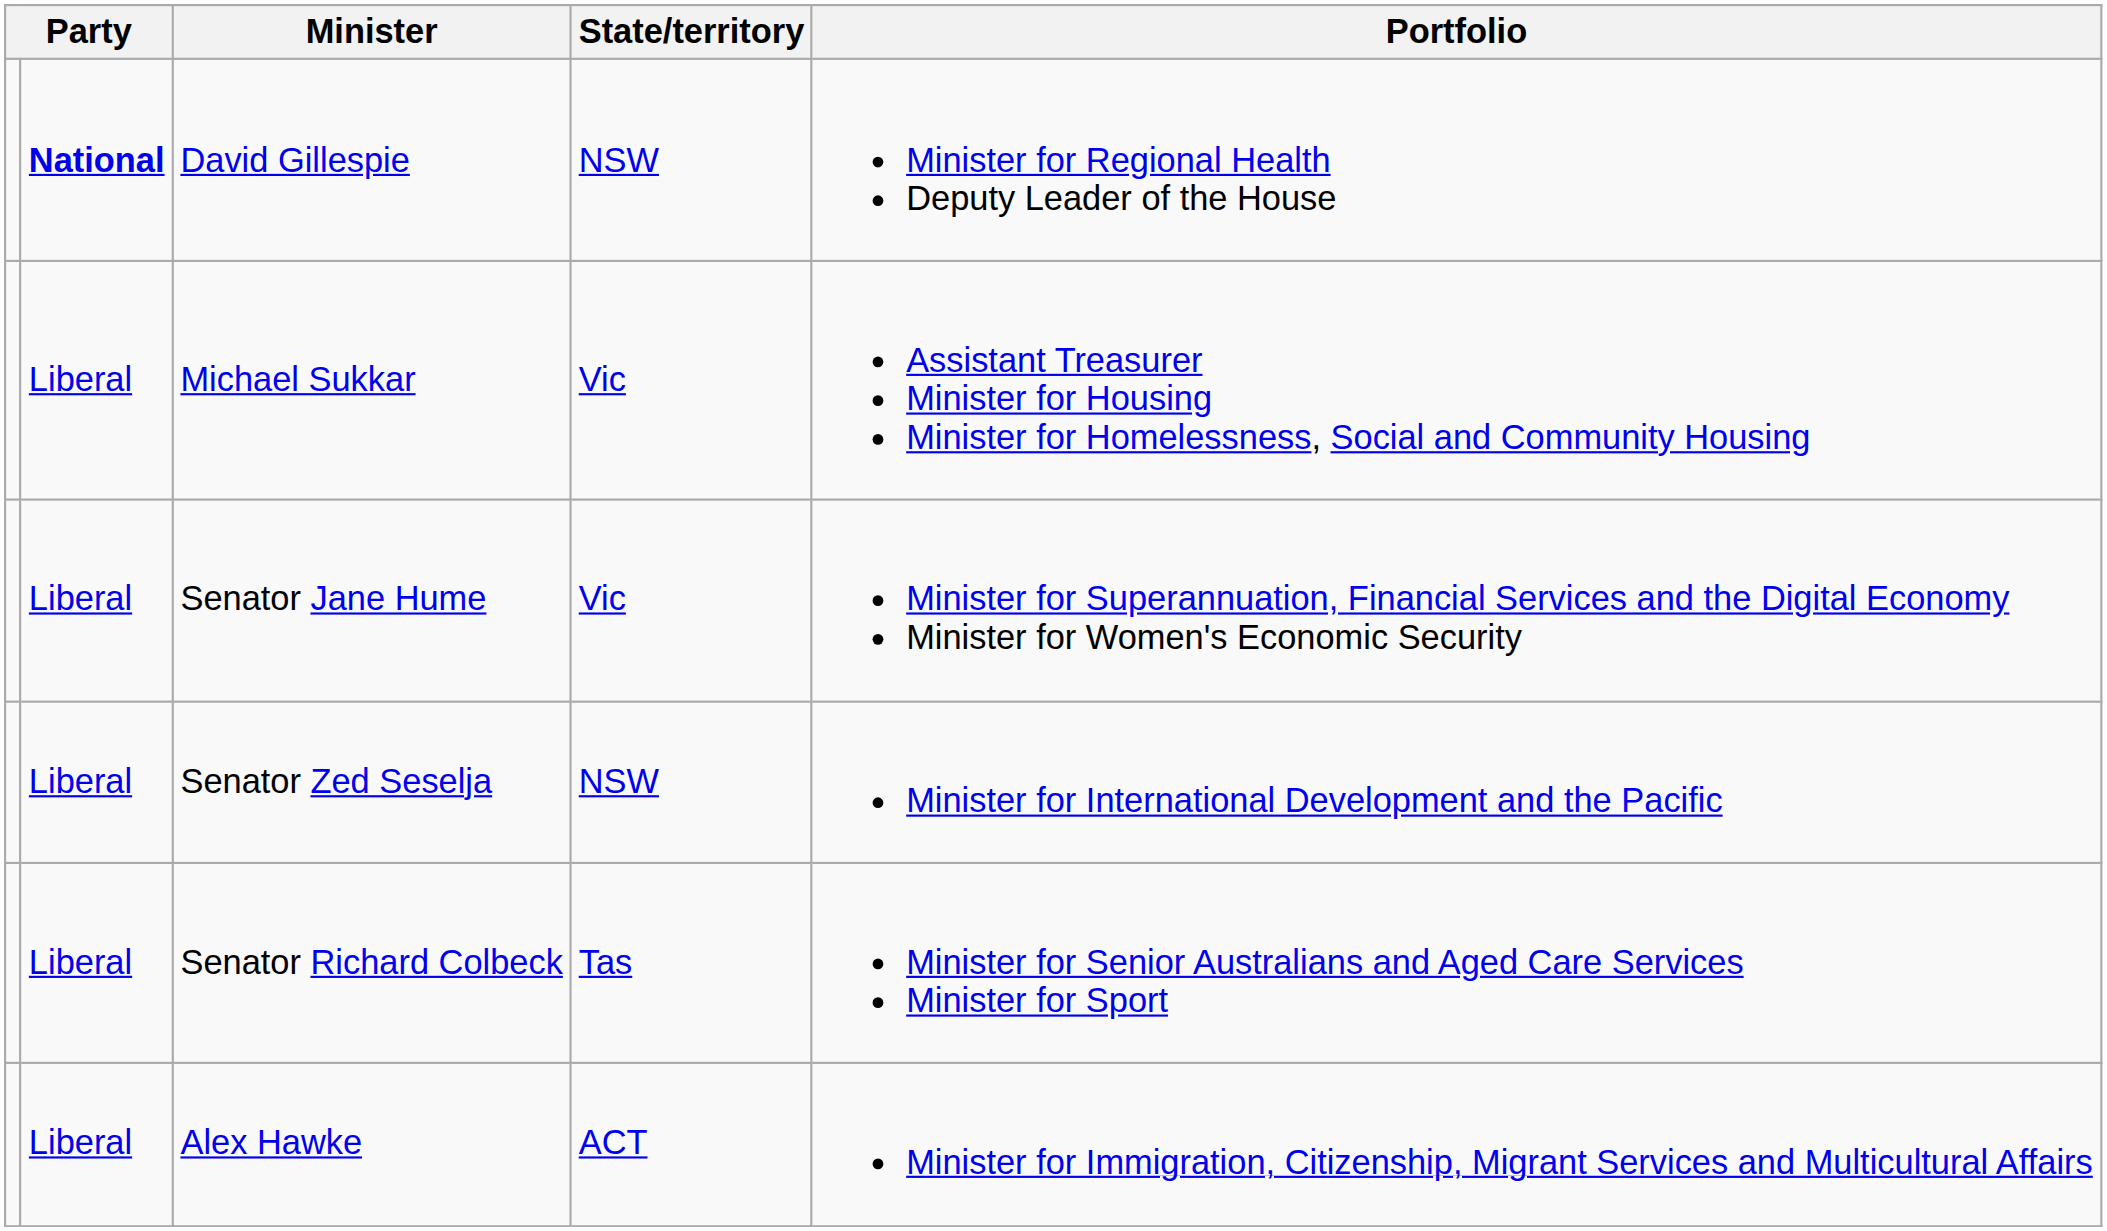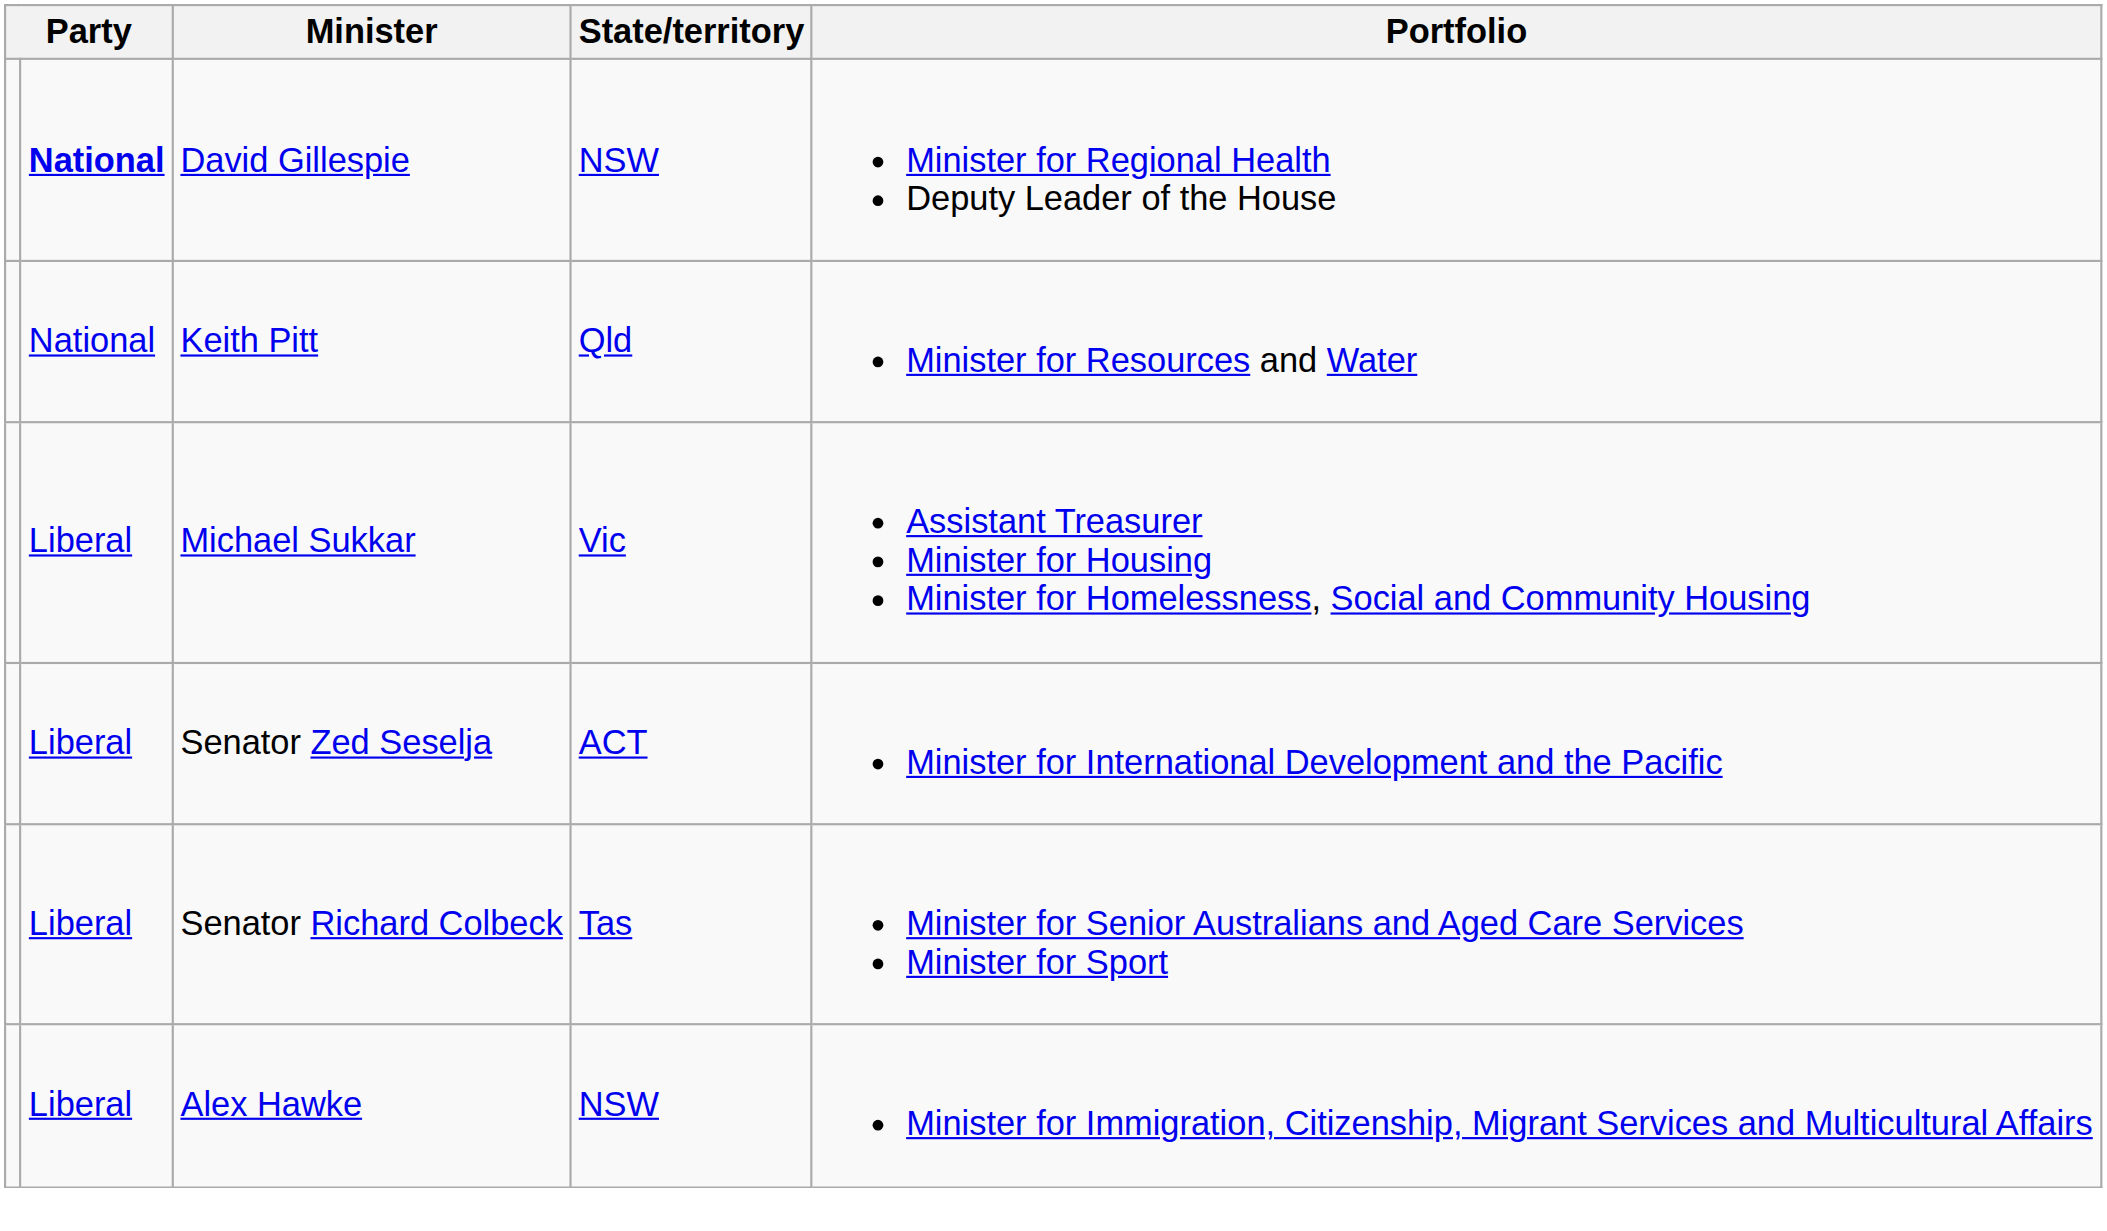+ row: (249, 340)
- row: (333, 599)
(619, 781) NSW -> (613, 742) ACT
(613, 1143) ACT -> (619, 1105) NSW
